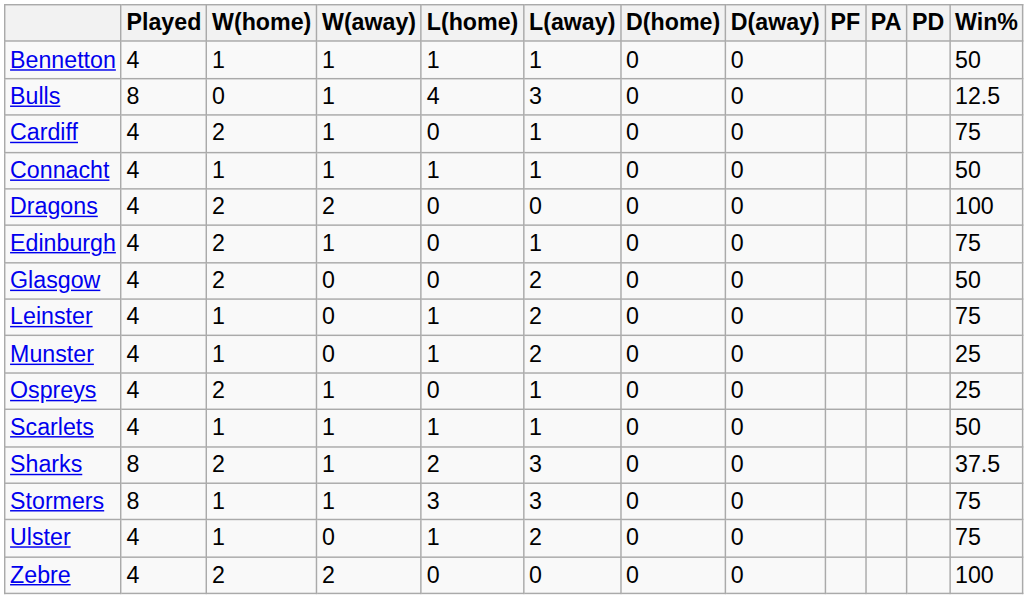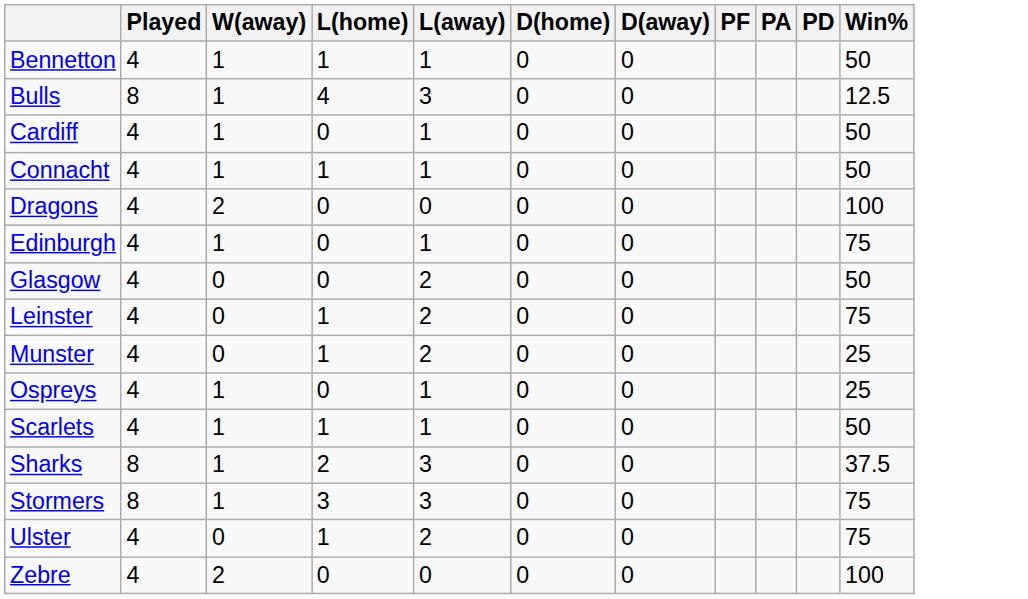- column: (262, 22)
(968, 133) 75 -> (858, 133) 50
